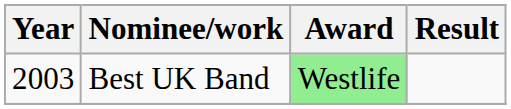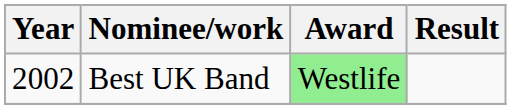(43, 78) 2003 -> (43, 78) 2002
